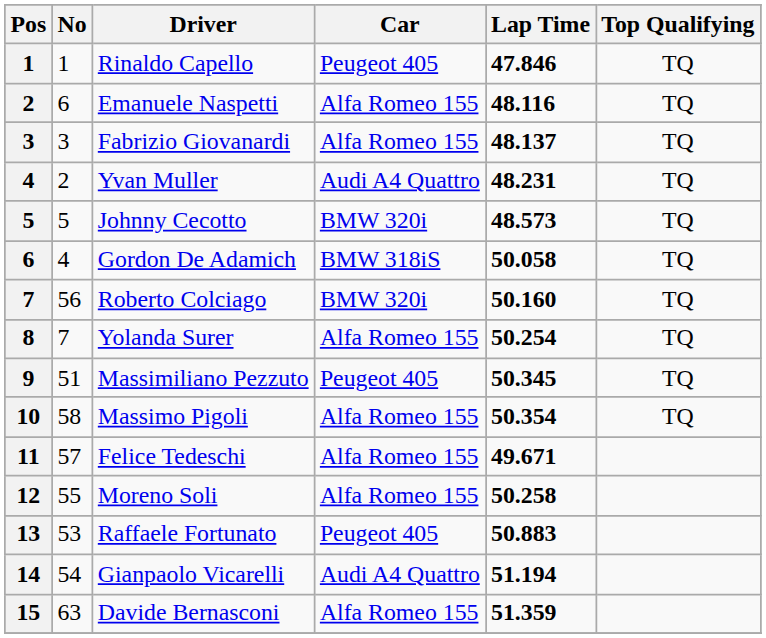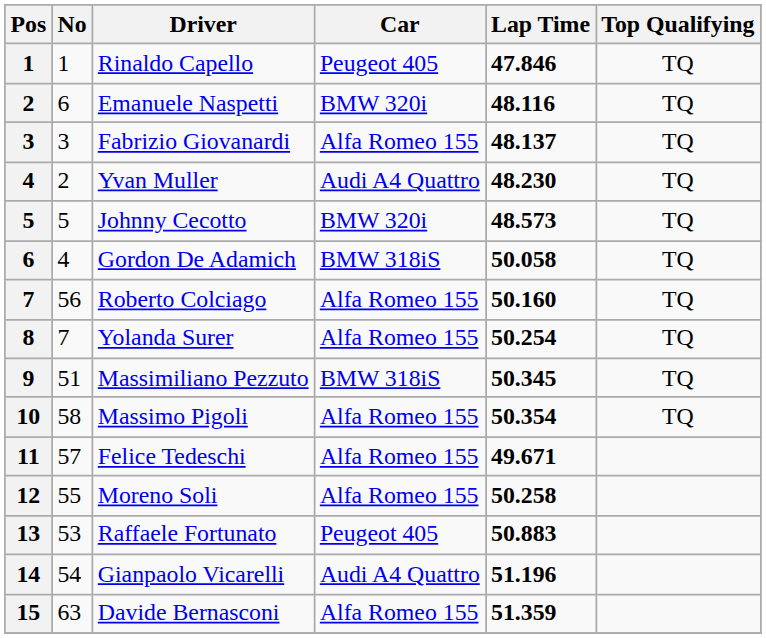(399, 102) Alfa Romeo 155 -> (374, 102) BMW 320i
(524, 180) 48.231 -> (524, 180) 48.230
(374, 298) BMW 320i -> (399, 298) Alfa Romeo 155
(379, 377) Peugeot 405 -> (380, 377) BMW 318iS
(524, 573) 51.194 -> (524, 573) 51.196
